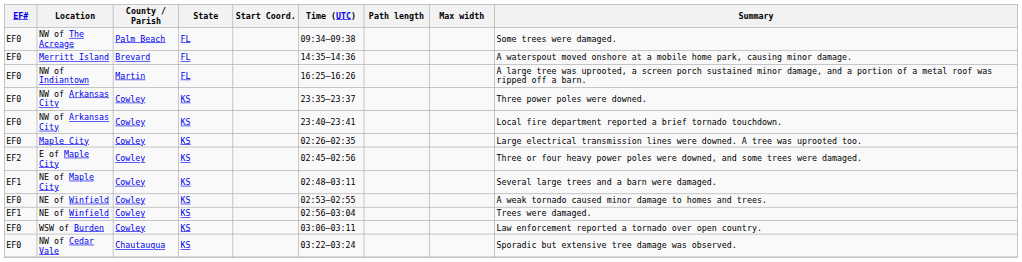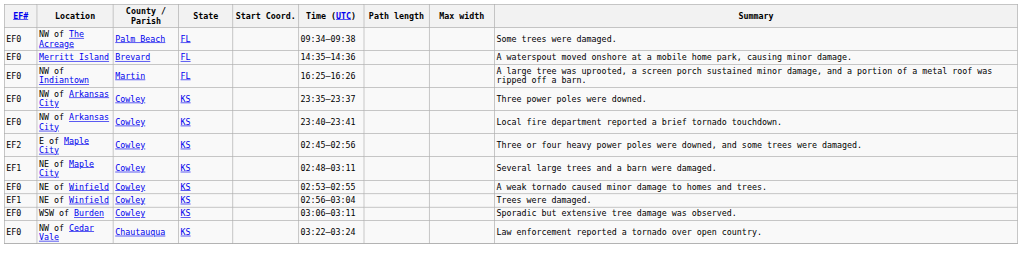- row: (14, 140)
(629, 227) Law enforcement reported a tornado over open country. -> (617, 214) Sporadic but extensive tree damage was observed.
(617, 246) Sporadic but extensive tree damage was observed. -> (629, 232) Law enforcement reported a tornado over open country.
